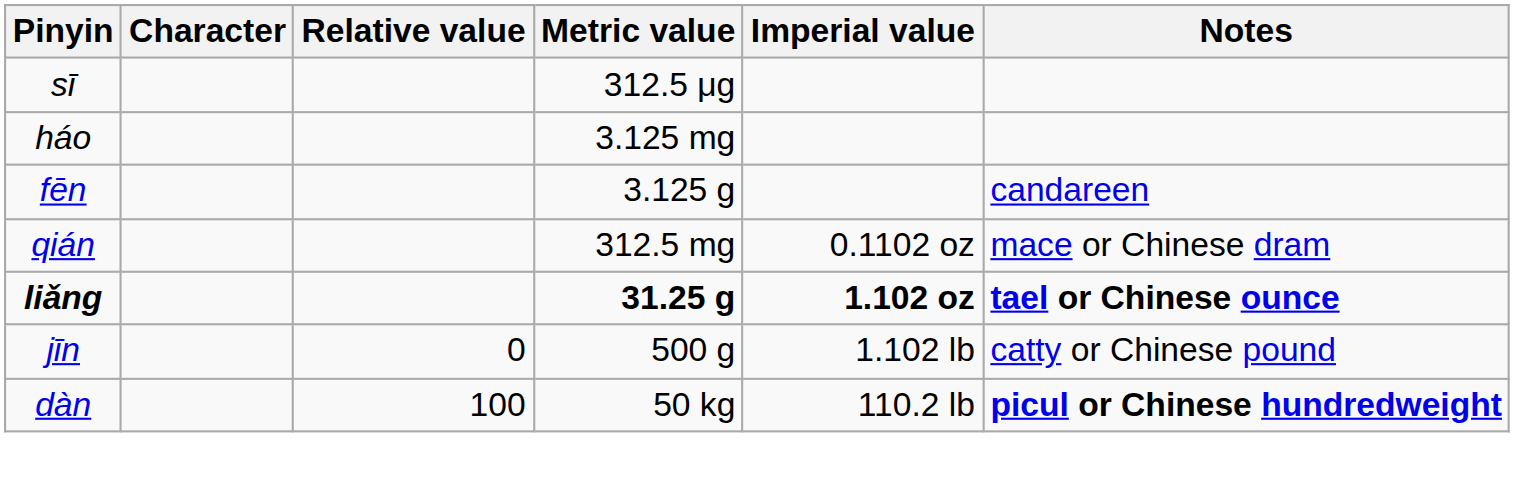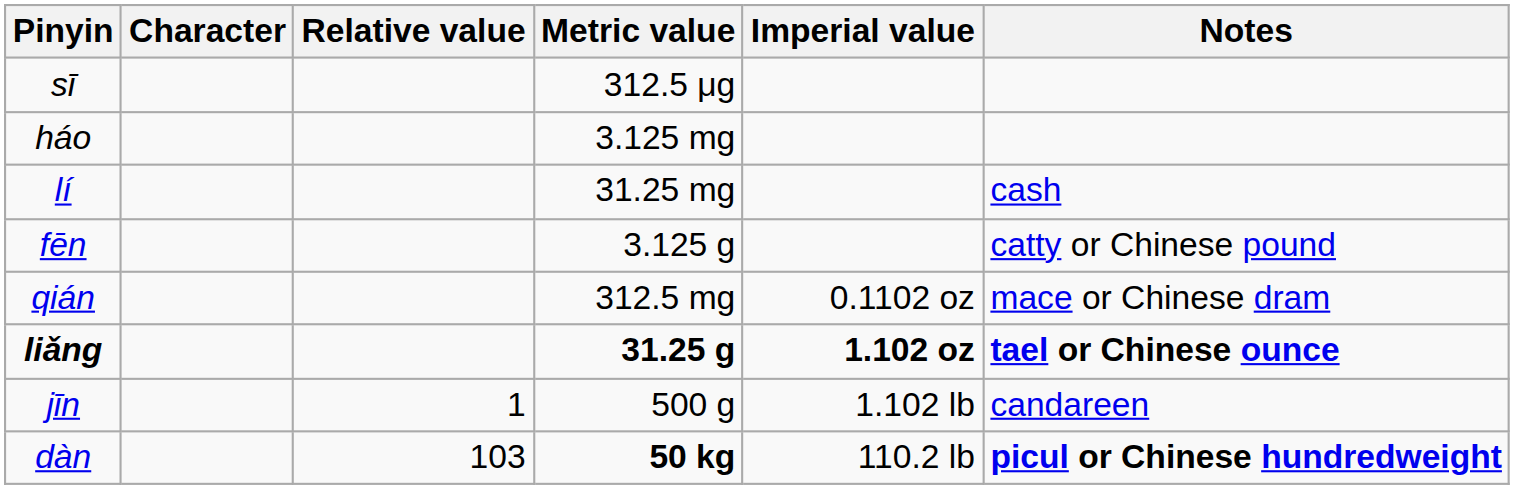+ row: (63, 191)
(1070, 191) candareen -> (1163, 244) catty or Chinese pound
(516, 350) 0 -> (516, 404) 1
(1163, 350) catty or Chinese pound -> (1070, 404) candareen
(498, 404) 100 -> (498, 457) 103
(694, 404) normal -> (692, 457) bold
